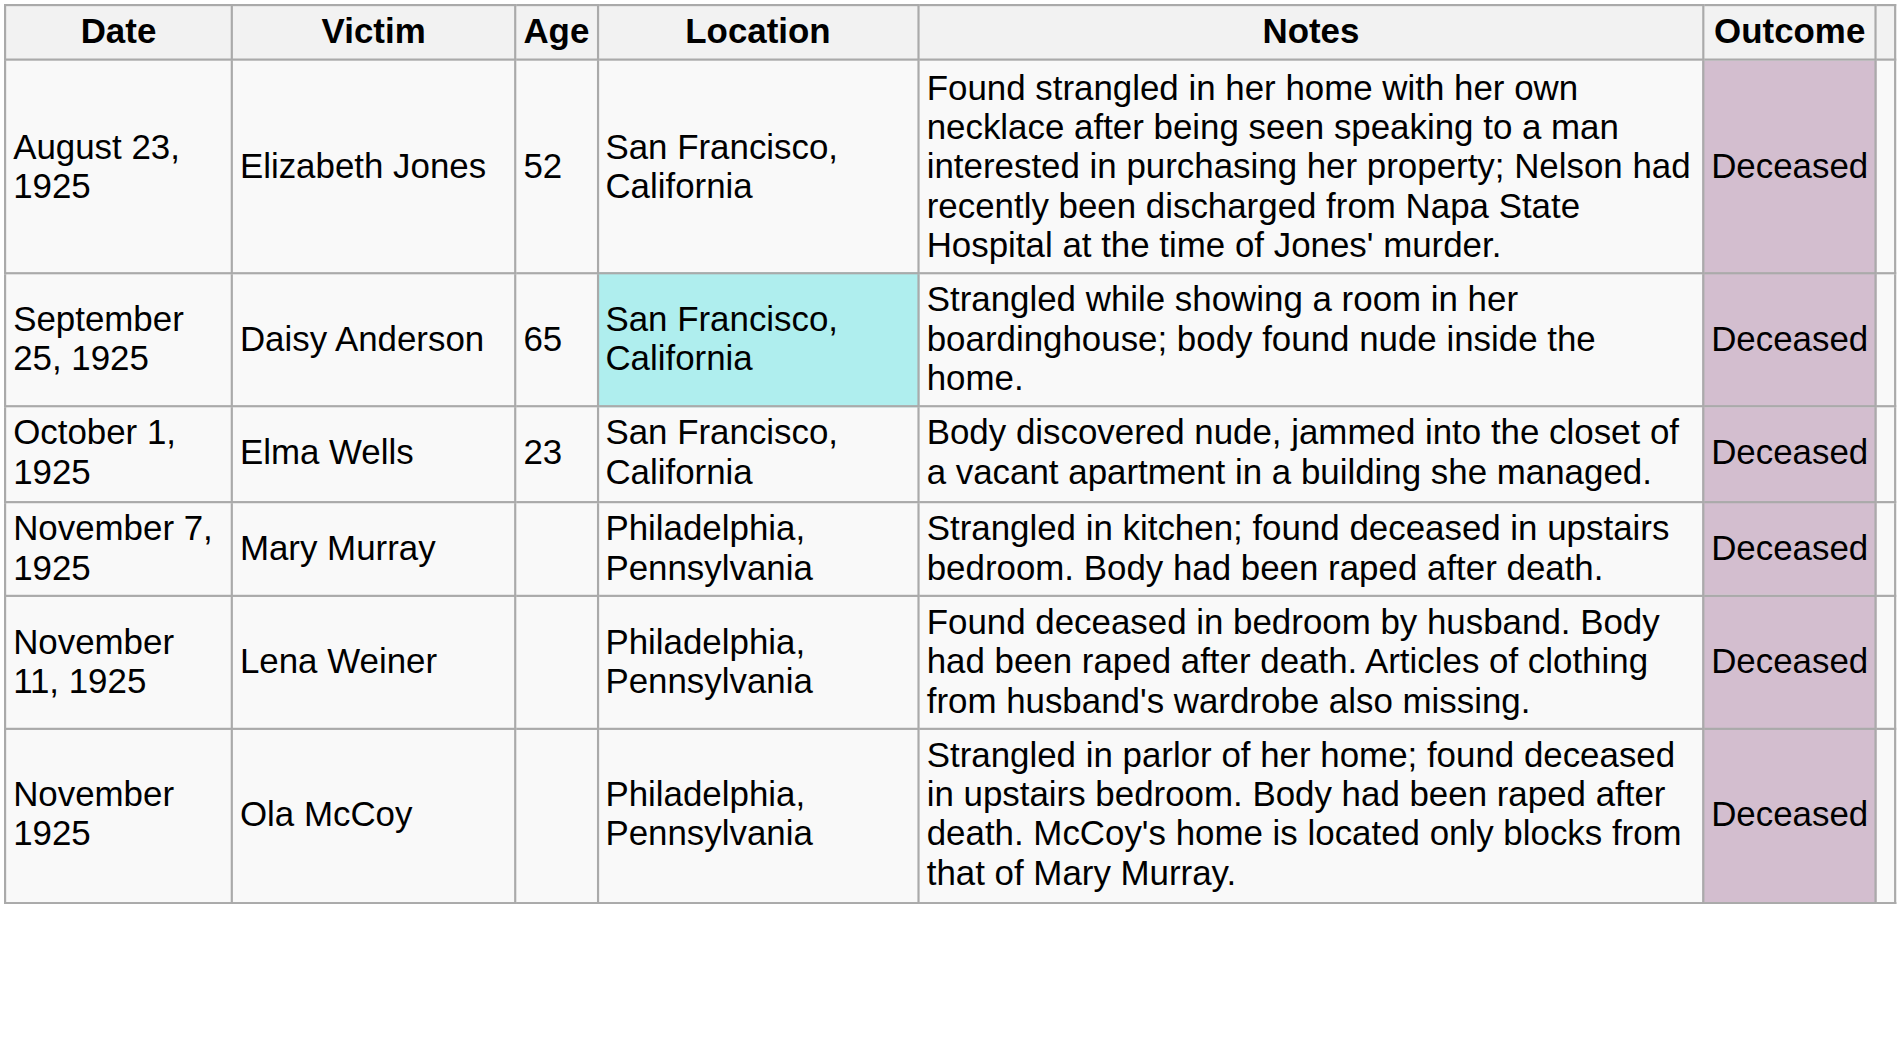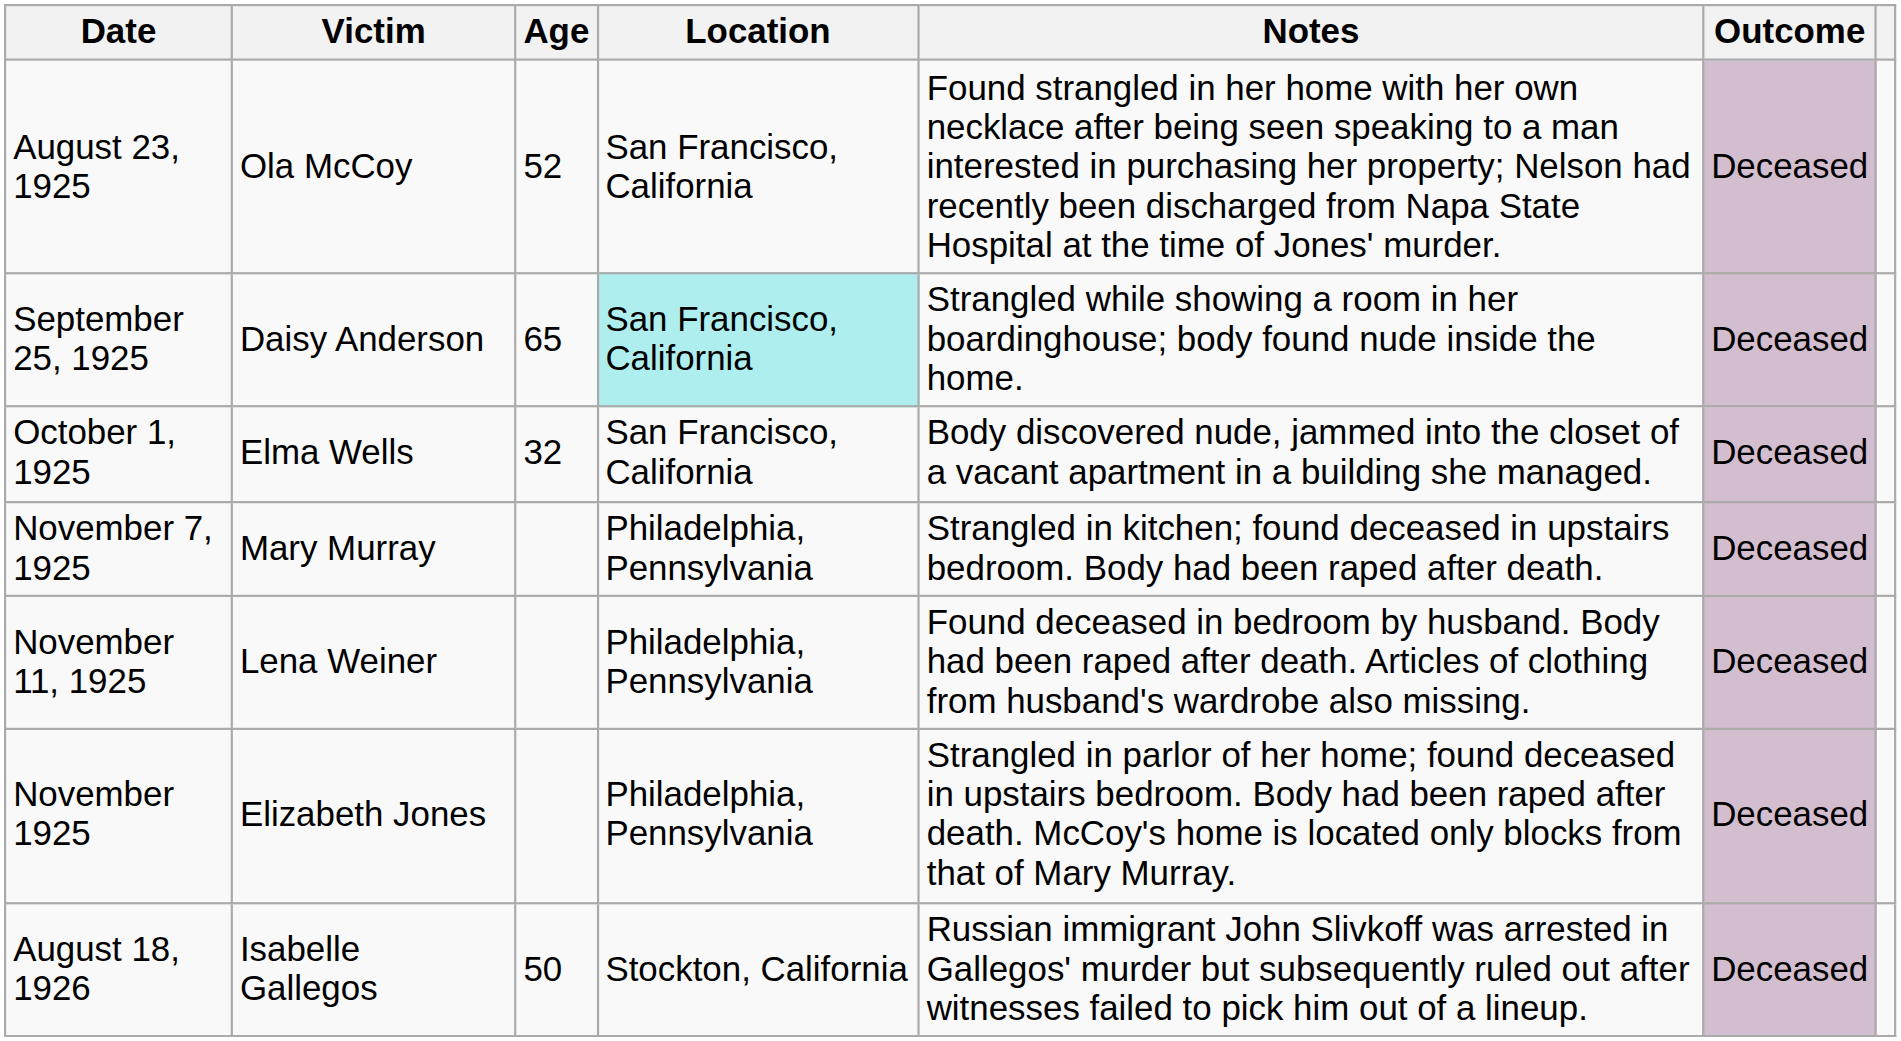(363, 165) Elizabeth Jones -> (326, 165) Ola McCoy
(543, 453) 23 -> (543, 453) 32
(326, 815) Ola McCoy -> (363, 815) Elizabeth Jones
+ row: (97, 968)
